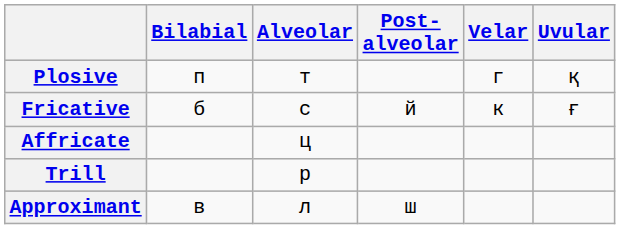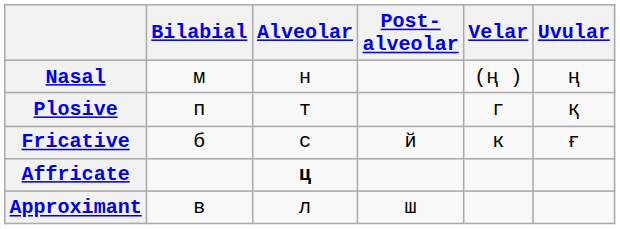+ row: (76, 77)
(305, 142) normal -> (305, 175) bold
- row: (76, 175)
